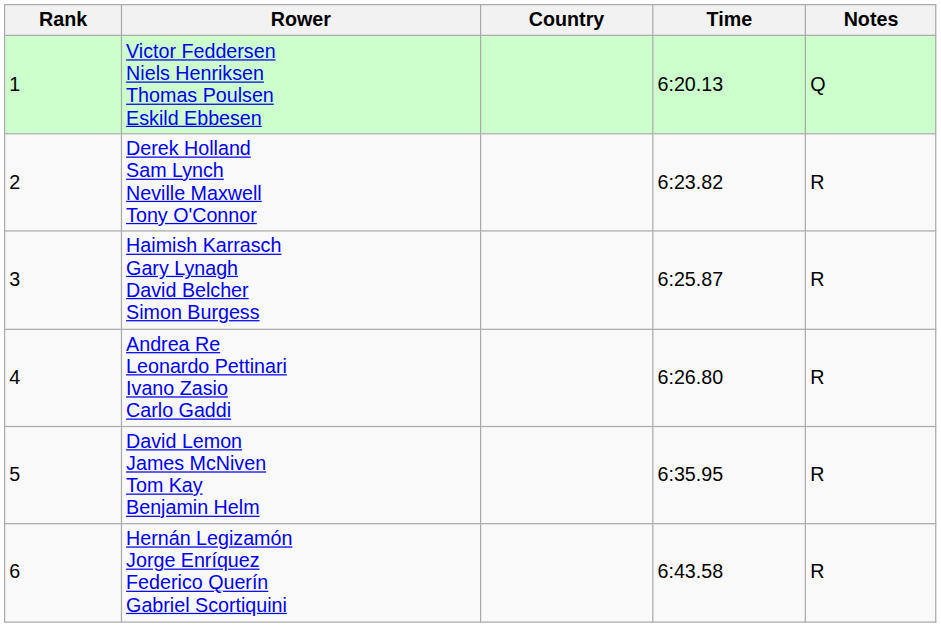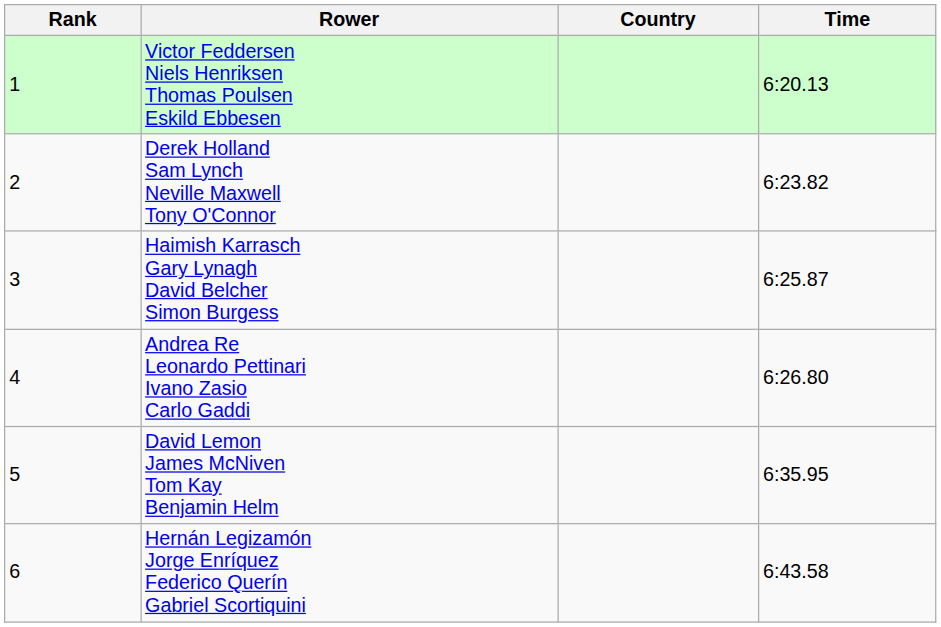- column: (871, 20)
